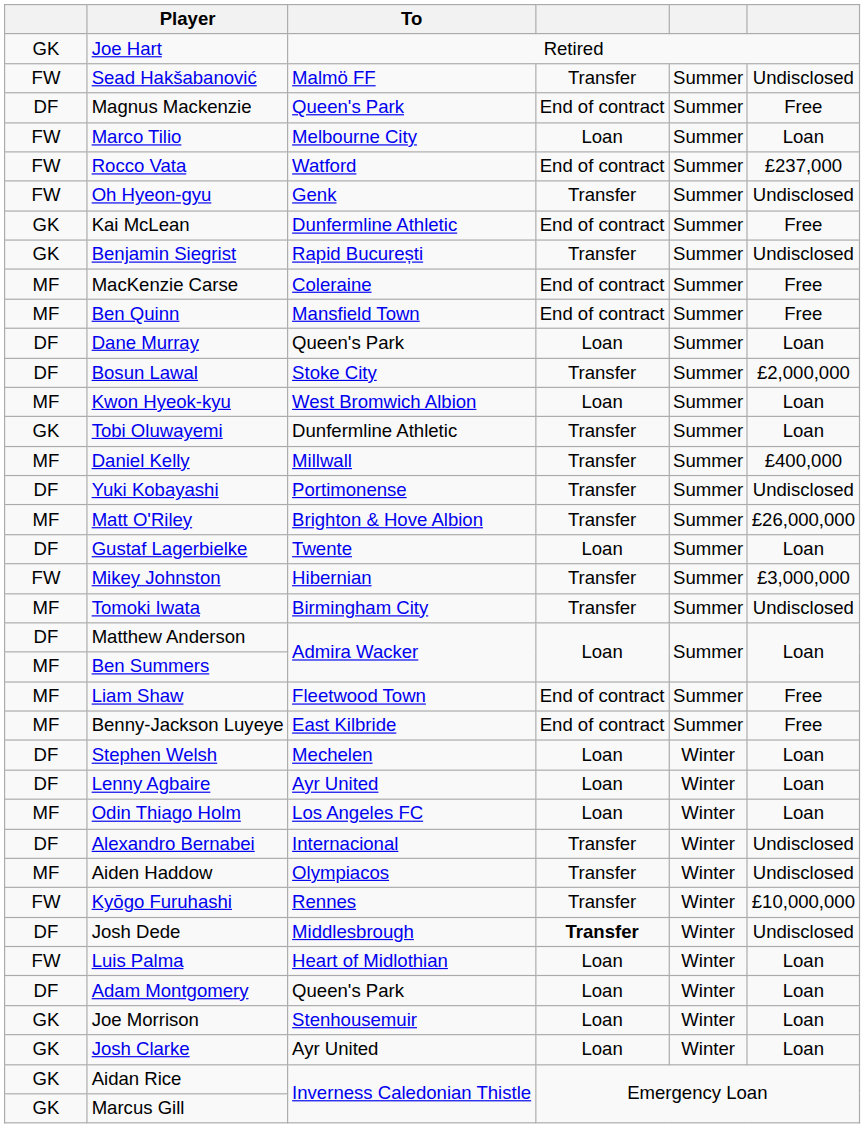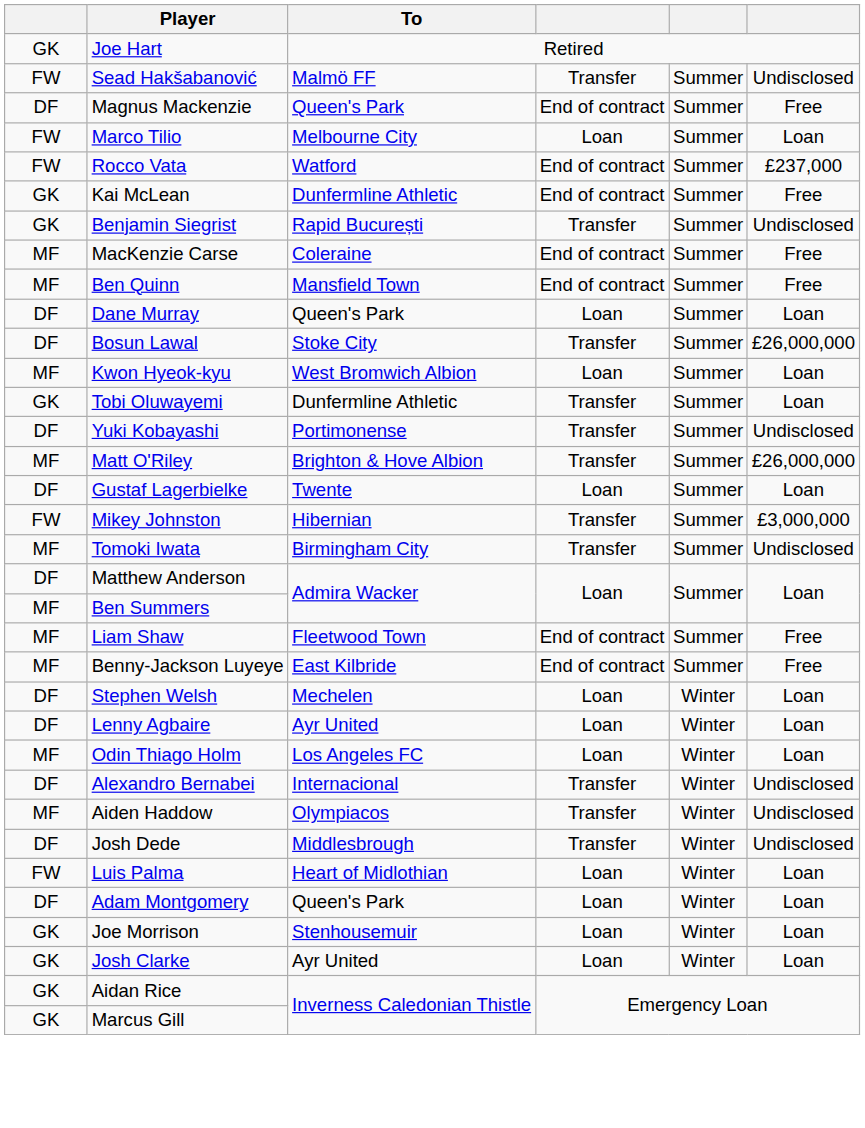- row: (151, 195)
(803, 372) £2,000,000 -> (803, 343) £26,000,000
- row: (141, 460)
- row: (162, 902)
(602, 931) bold -> (602, 843) normal
